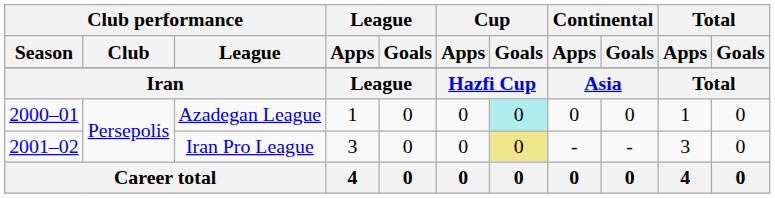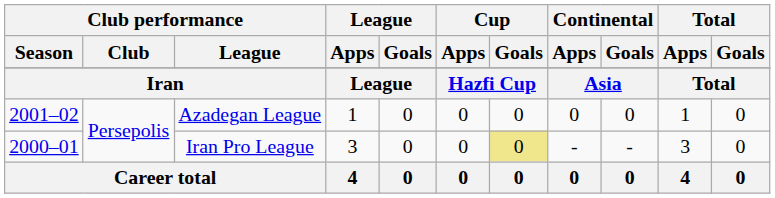(44, 114) 2000–01 -> (44, 114) 2001–02
(519, 114) paleturquoise background -> (519, 114) no background
(44, 146) 2001–02 -> (44, 146) 2000–01
